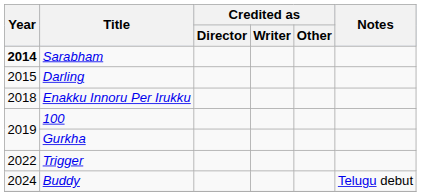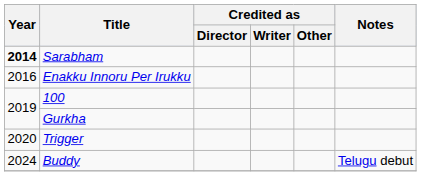- row: (63, 77)
(22, 98) 2018 -> (22, 77) 2016
(22, 160) 2022 -> (22, 139) 2020
